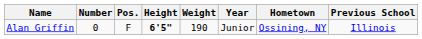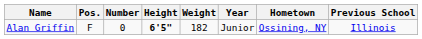columns swapped: (96, 12) <-> (128, 12)
(199, 27) 190 -> (199, 27) 182
